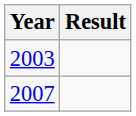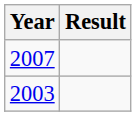rows swapped: (32, 57) <-> (32, 93)
